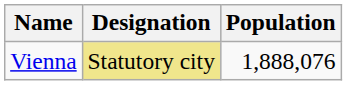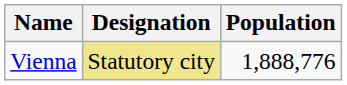(288, 60) 1,888,076 -> (288, 60) 1,888,776
